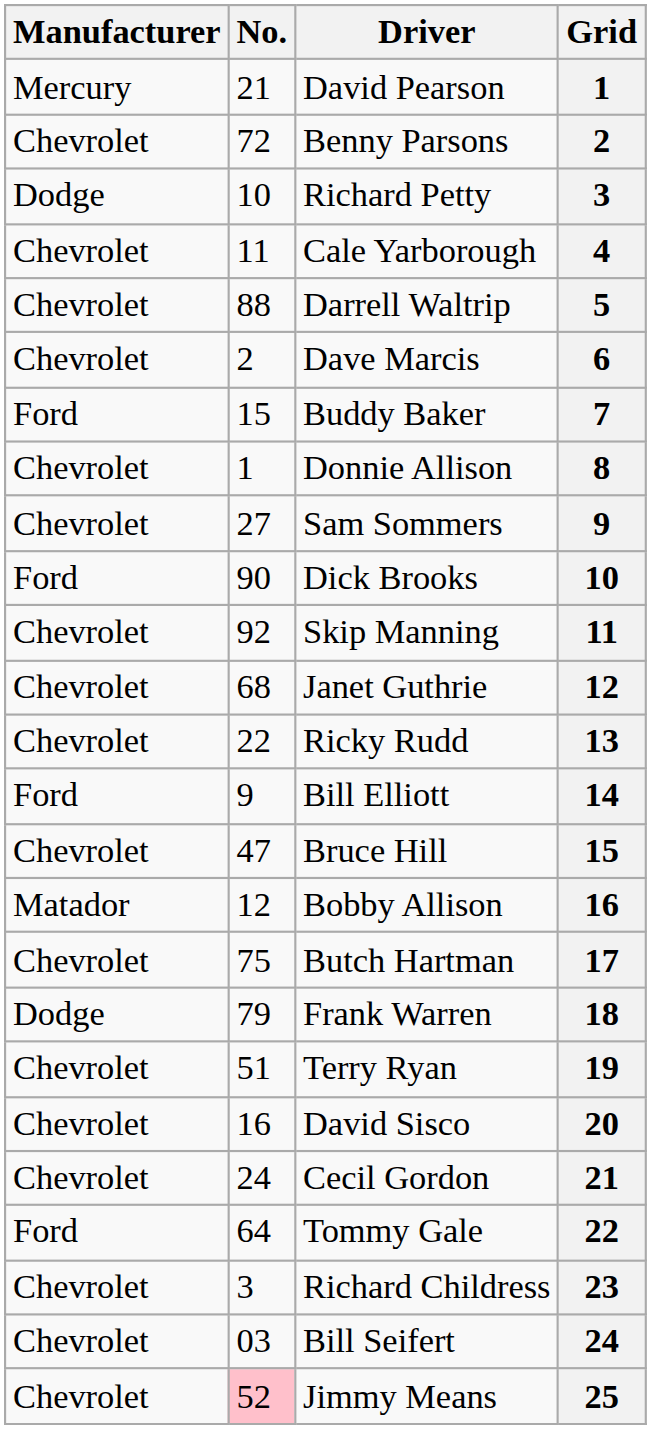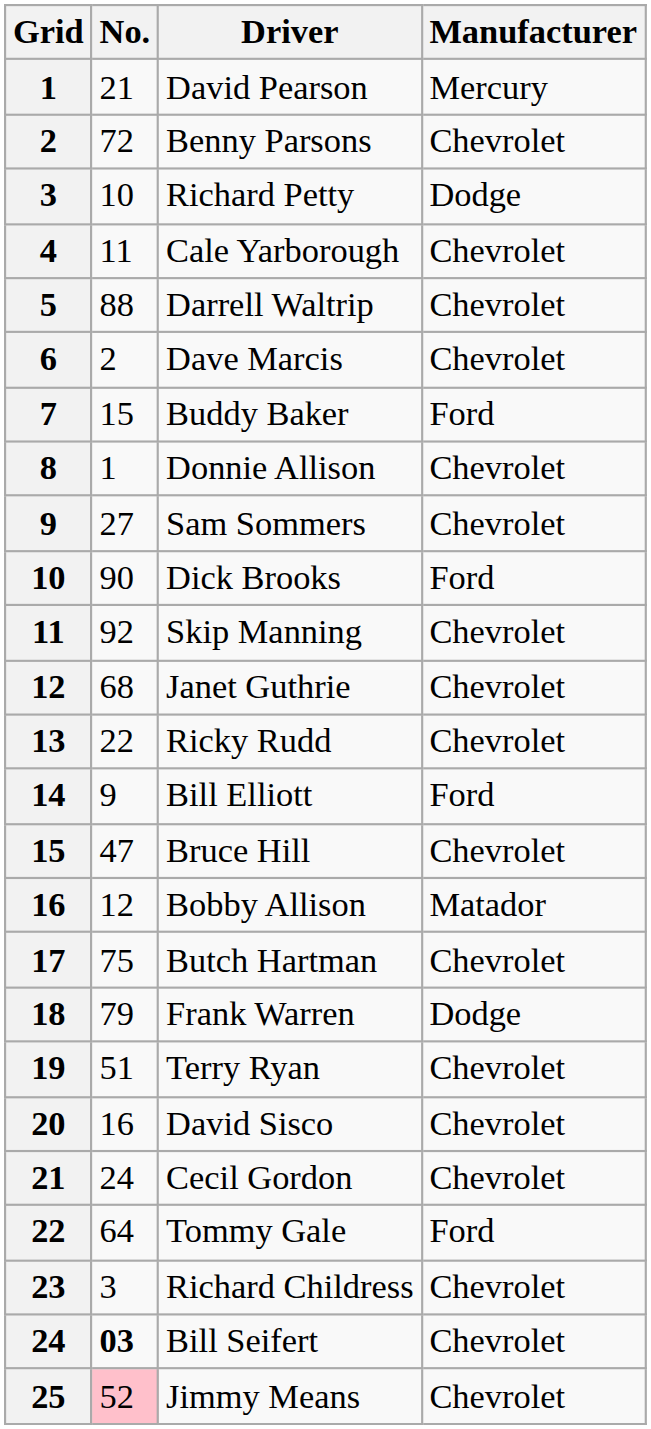columns swapped: (602, 31) <-> (117, 31)
(254, 1341) normal -> (117, 1341) bold
